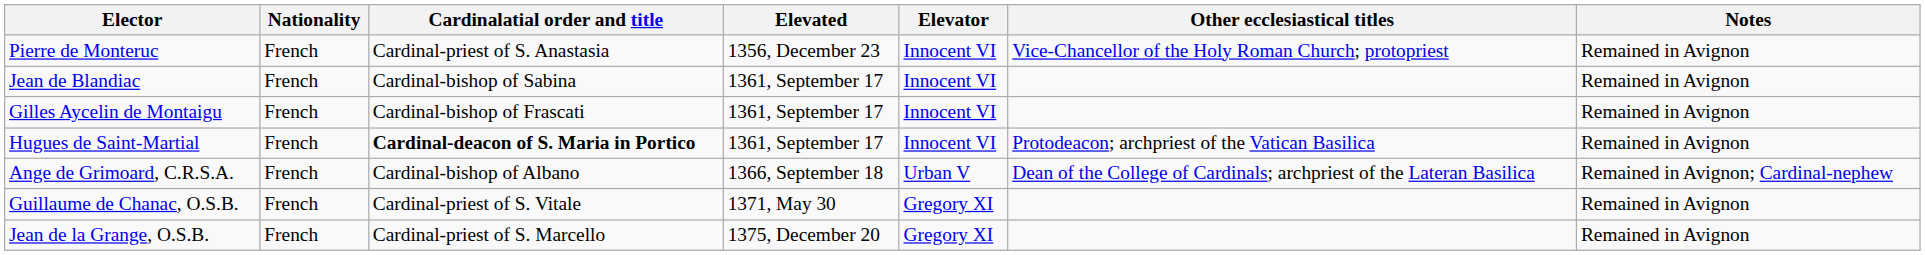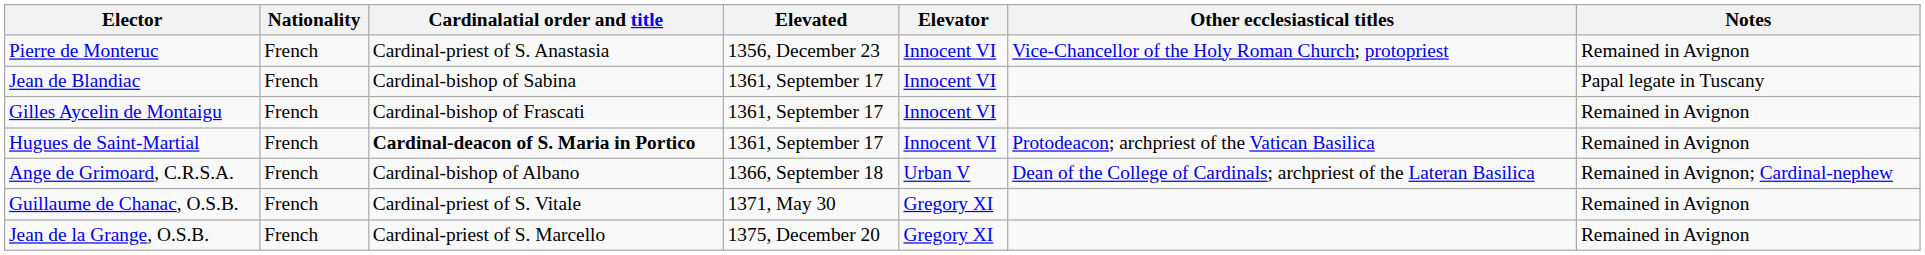(1665, 81) Remained in Avignon -> (1673, 81) Papal legate in Tuscany
